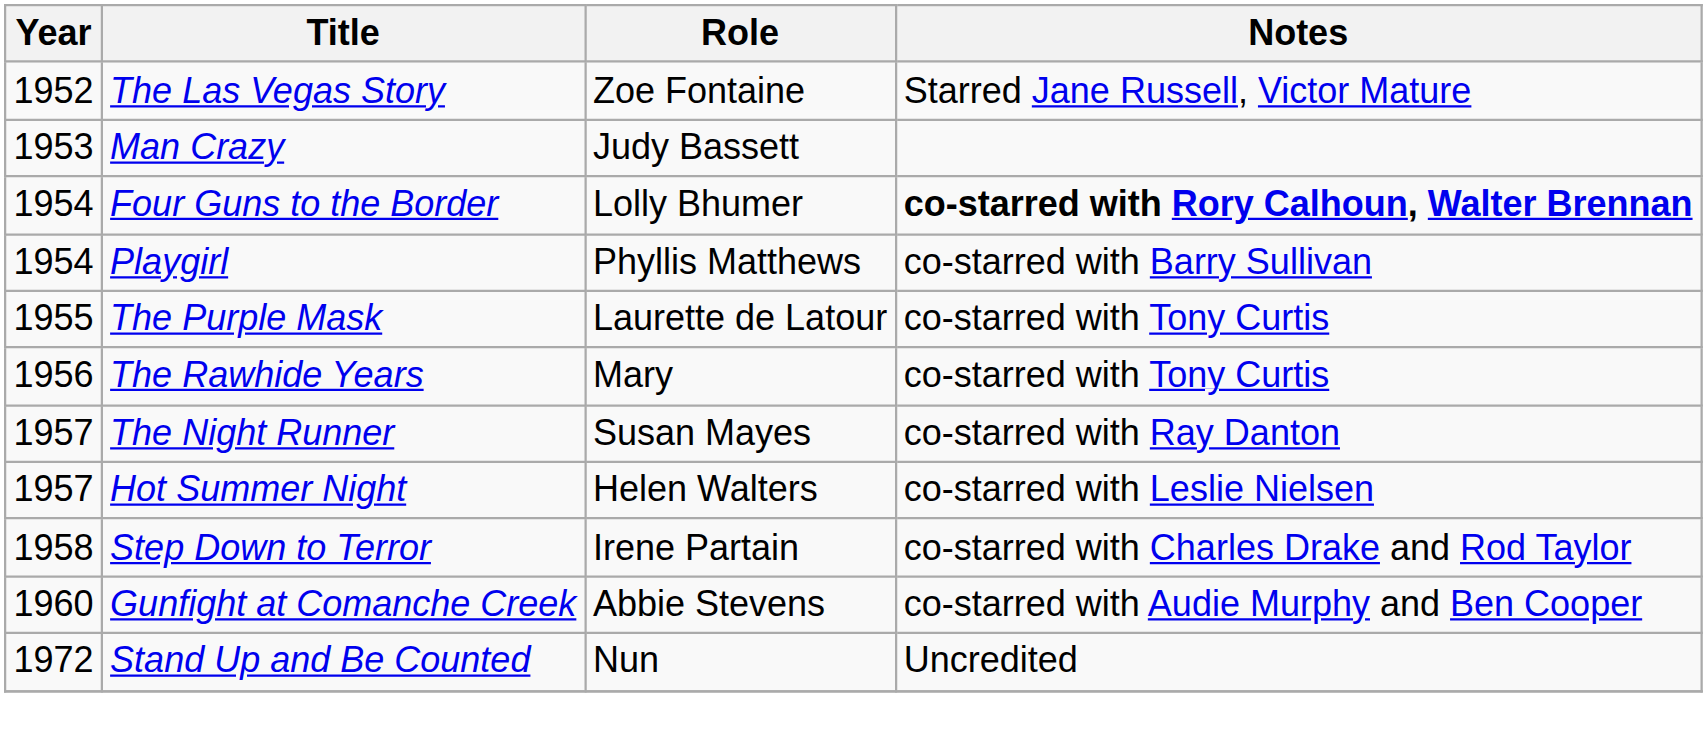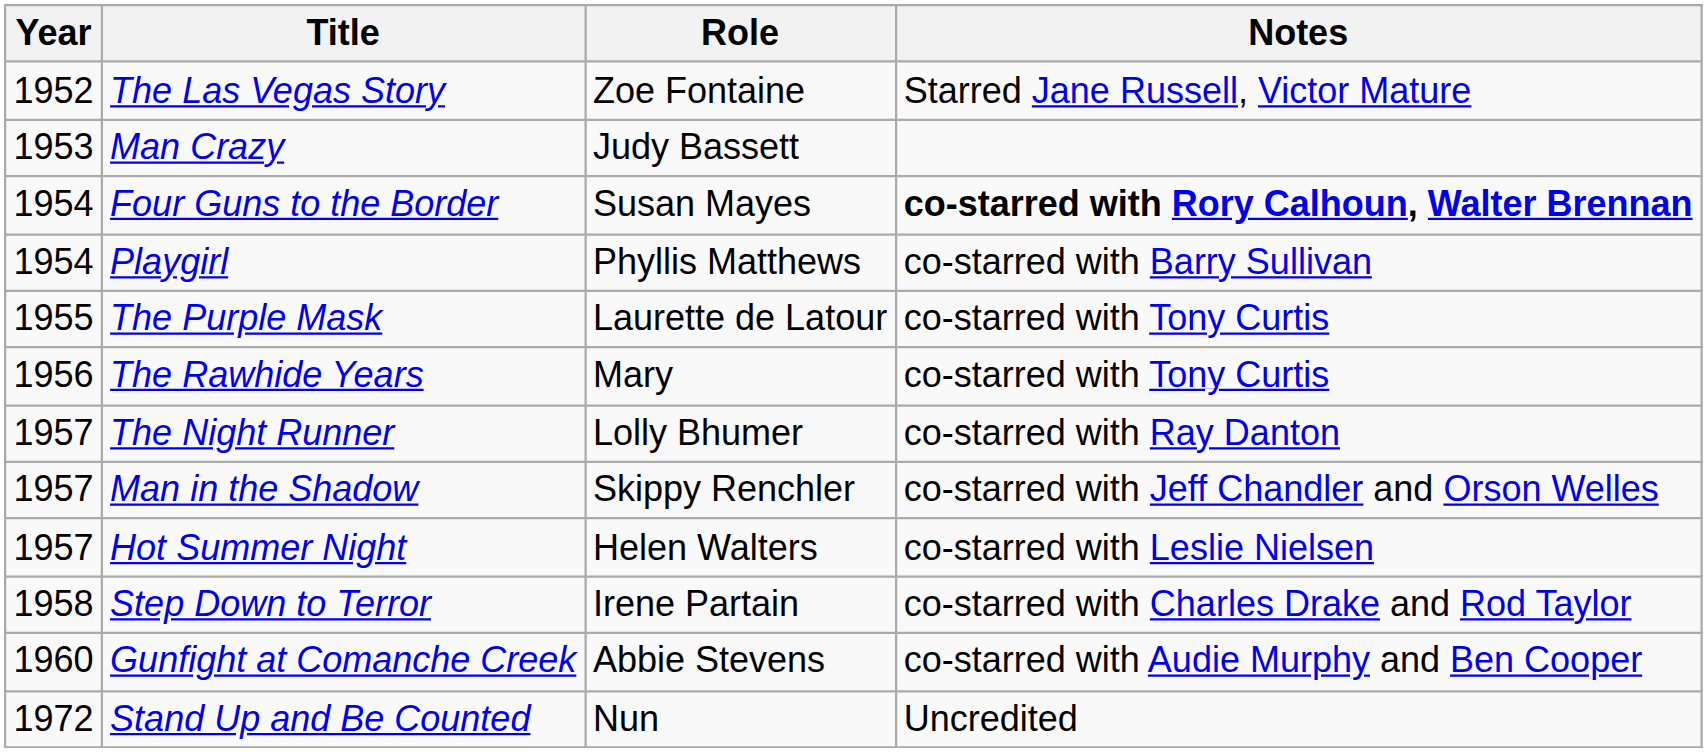(698, 204) Lolly Bhumer -> (702, 204) Susan Mayes
(702, 432) Susan Mayes -> (698, 432) Lolly Bhumer
+ row: (264, 489)
